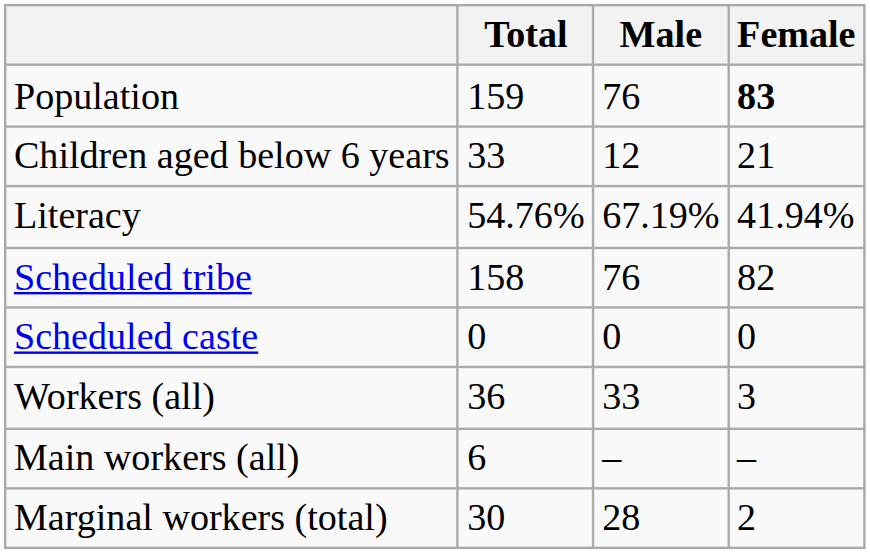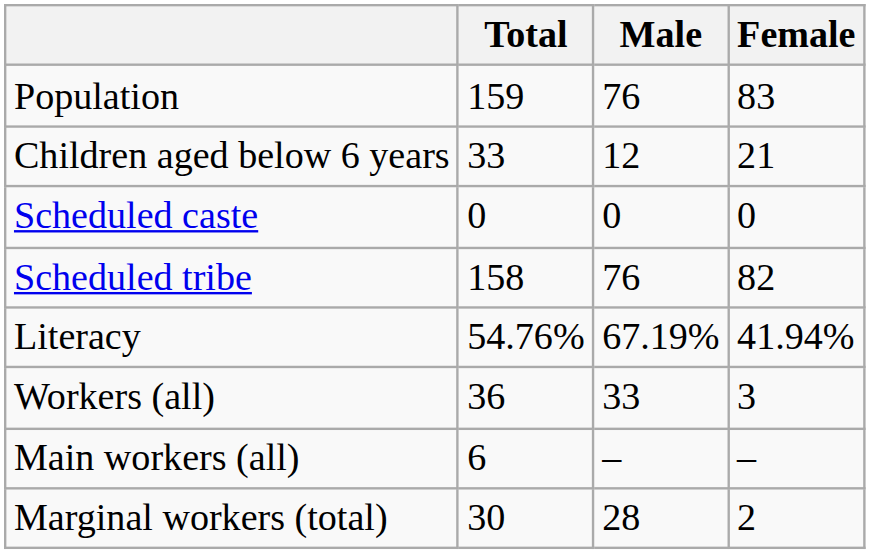(756, 95) bold -> (756, 95) normal
rows swapped: (136, 336) <-> (77, 215)
